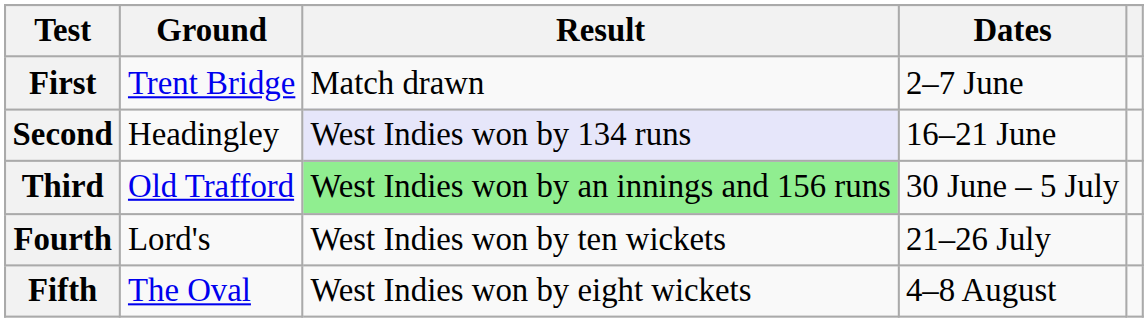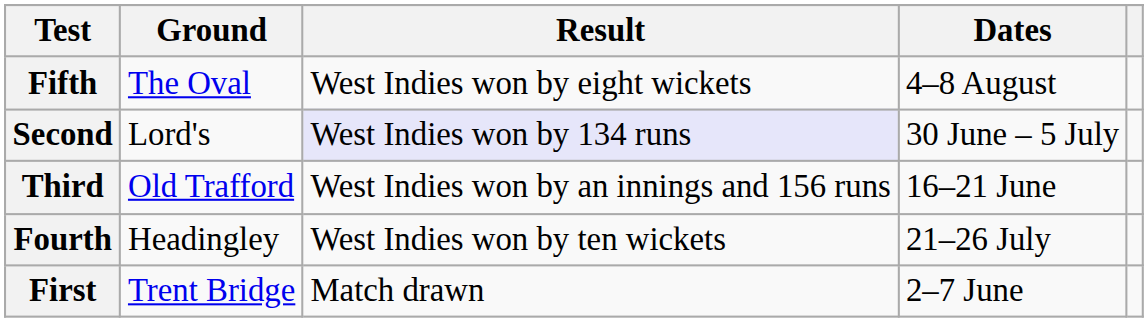rows swapped: (63, 82) <-> (63, 290)
(204, 134) Headingley -> (169, 134) Lord's
(981, 134) 16–21 June -> (1013, 134) 30 June – 5 July
(601, 186) lightgreen background -> (601, 186) no background
(1013, 186) 30 June – 5 July -> (981, 186) 16–21 June
(169, 238) Lord's -> (204, 238) Headingley
